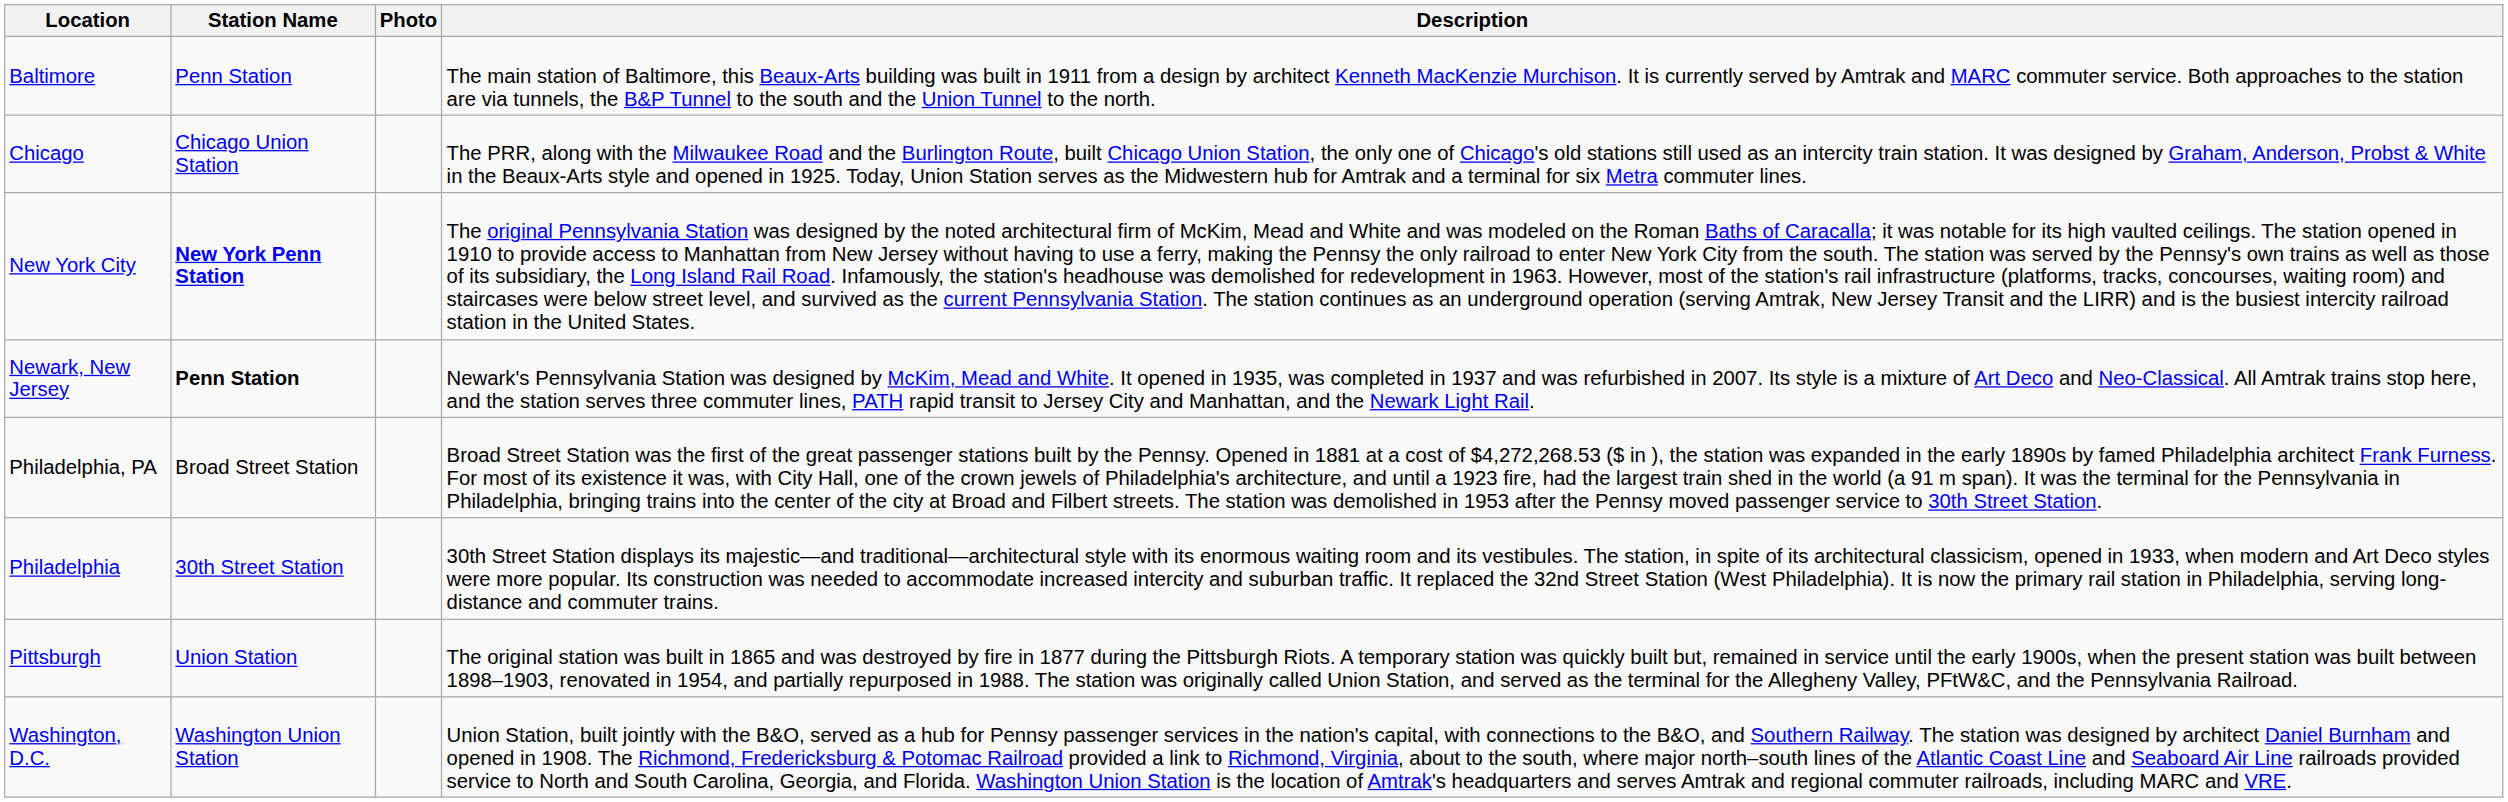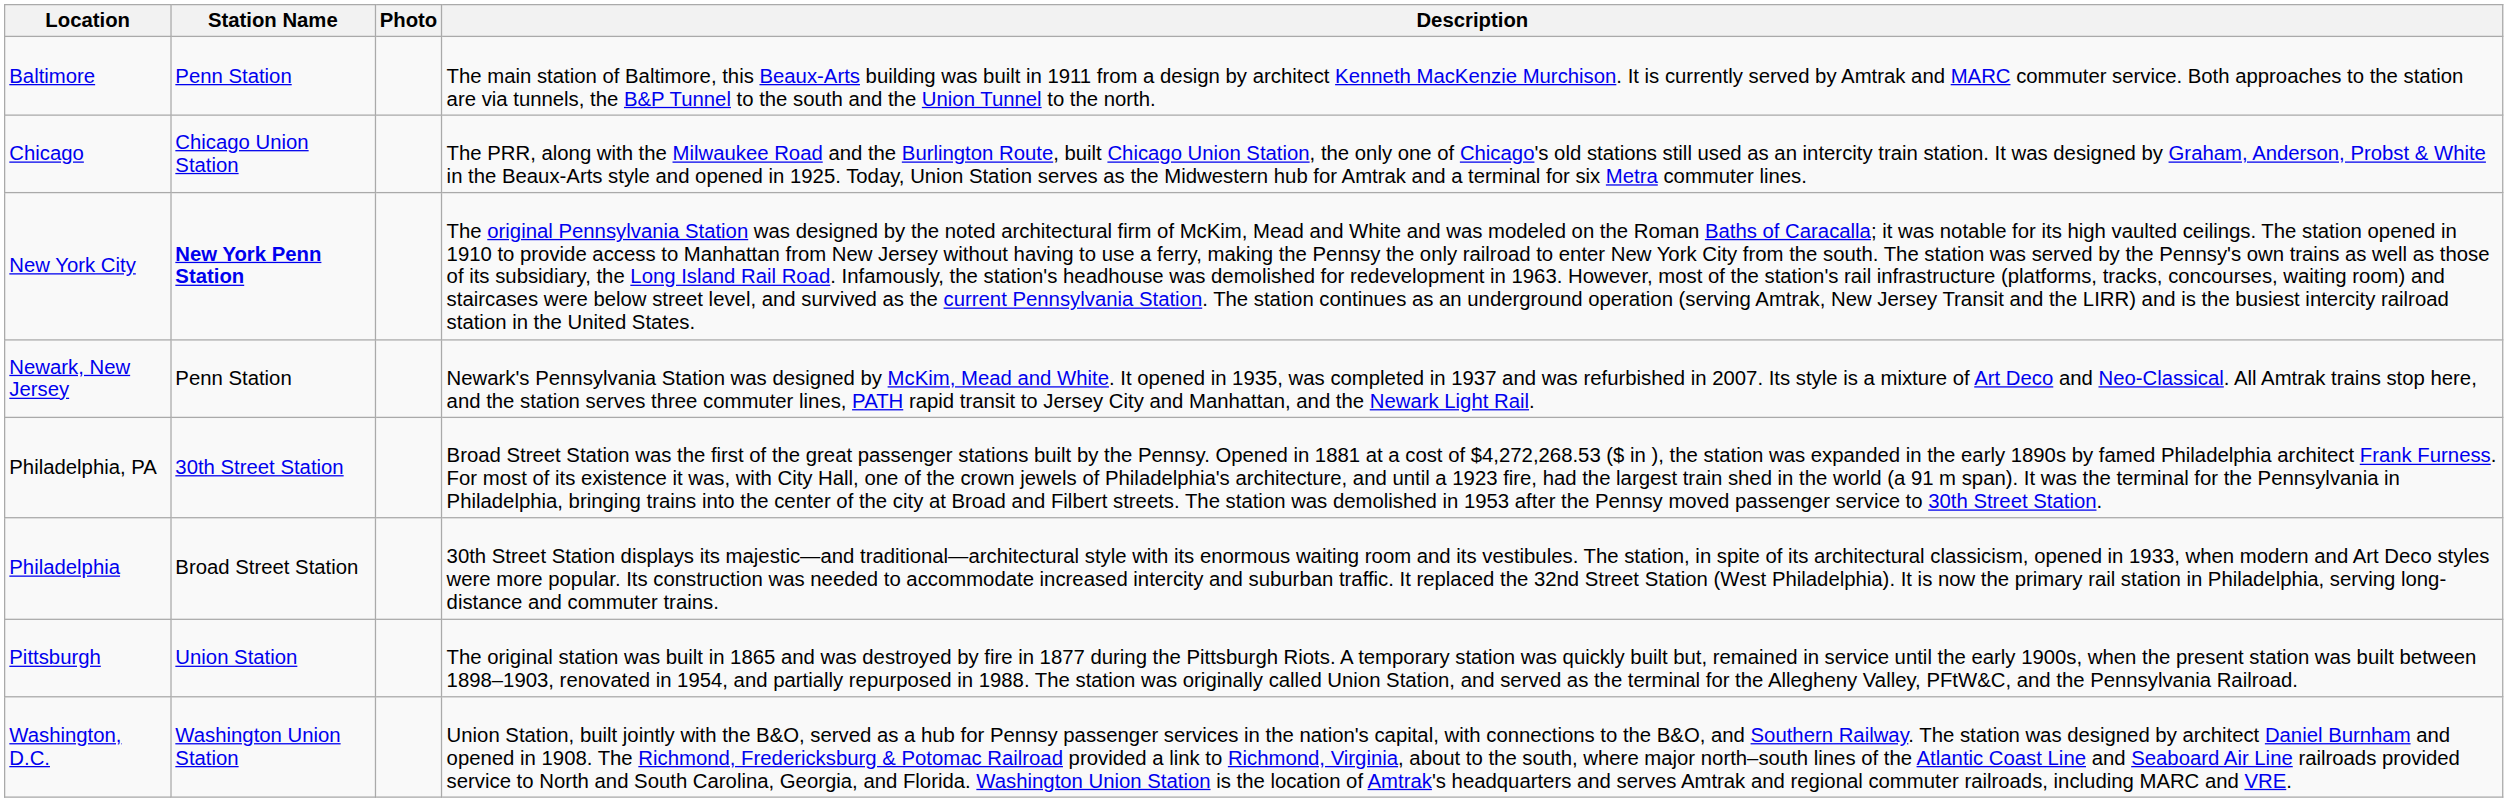(237, 378) bold -> (234, 378) normal
(267, 467) Broad Street Station -> (260, 467) 30th Street Station
(260, 568) 30th Street Station -> (267, 568) Broad Street Station
